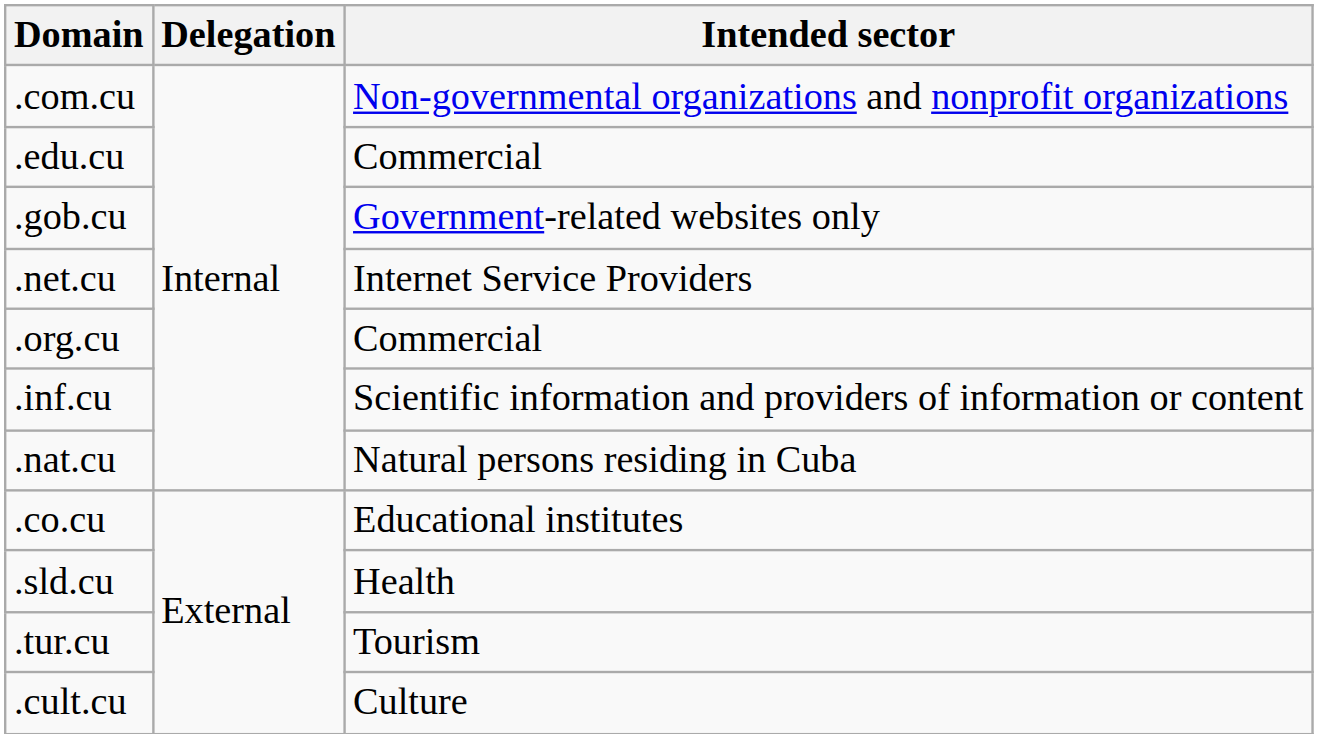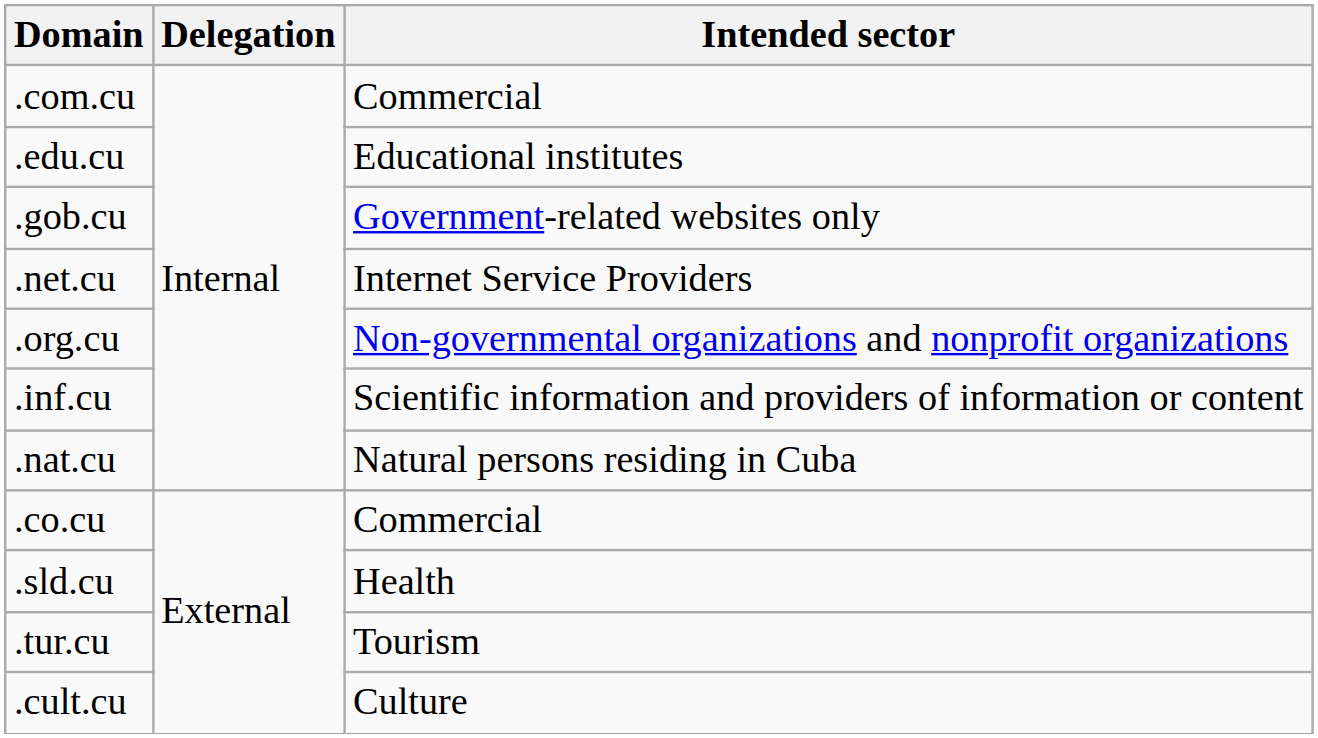(821, 95) Non-governmental organizations and nonprofit organizations -> (448, 95) Commercial
(448, 156) Commercial -> (518, 156) Educational institutes
(448, 338) Commercial -> (821, 338) Non-governmental organizations and nonprofit organizations
(518, 519) Educational institutes -> (448, 519) Commercial
